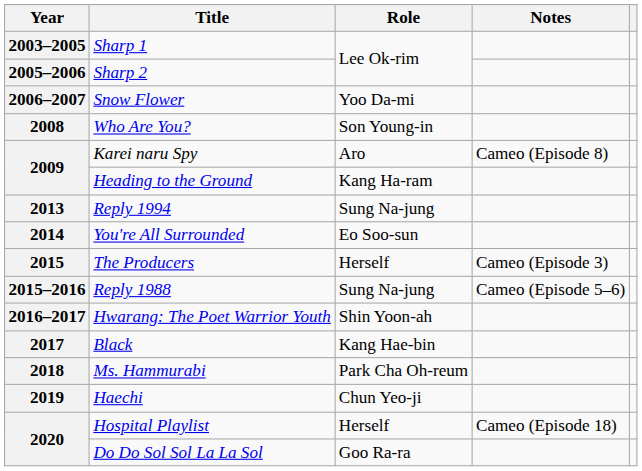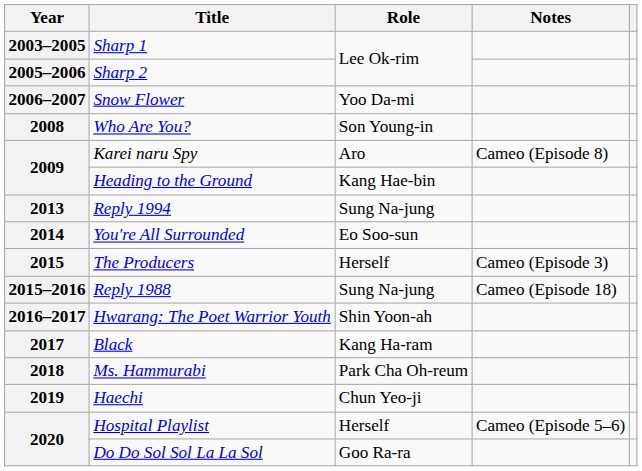(386, 180) Kang Ha-ram -> (387, 180) Kang Hae-bin
(551, 289) Cameo (Episode 5–6) -> (546, 289) Cameo (Episode 18)
(387, 343) Kang Hae-bin -> (386, 343) Kang Ha-ram
(546, 425) Cameo (Episode 18) -> (551, 425) Cameo (Episode 5–6)
